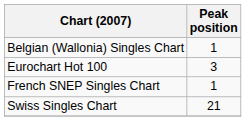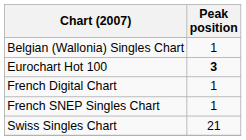(214, 67) normal -> (214, 67) bold
+ row: (62, 86)
